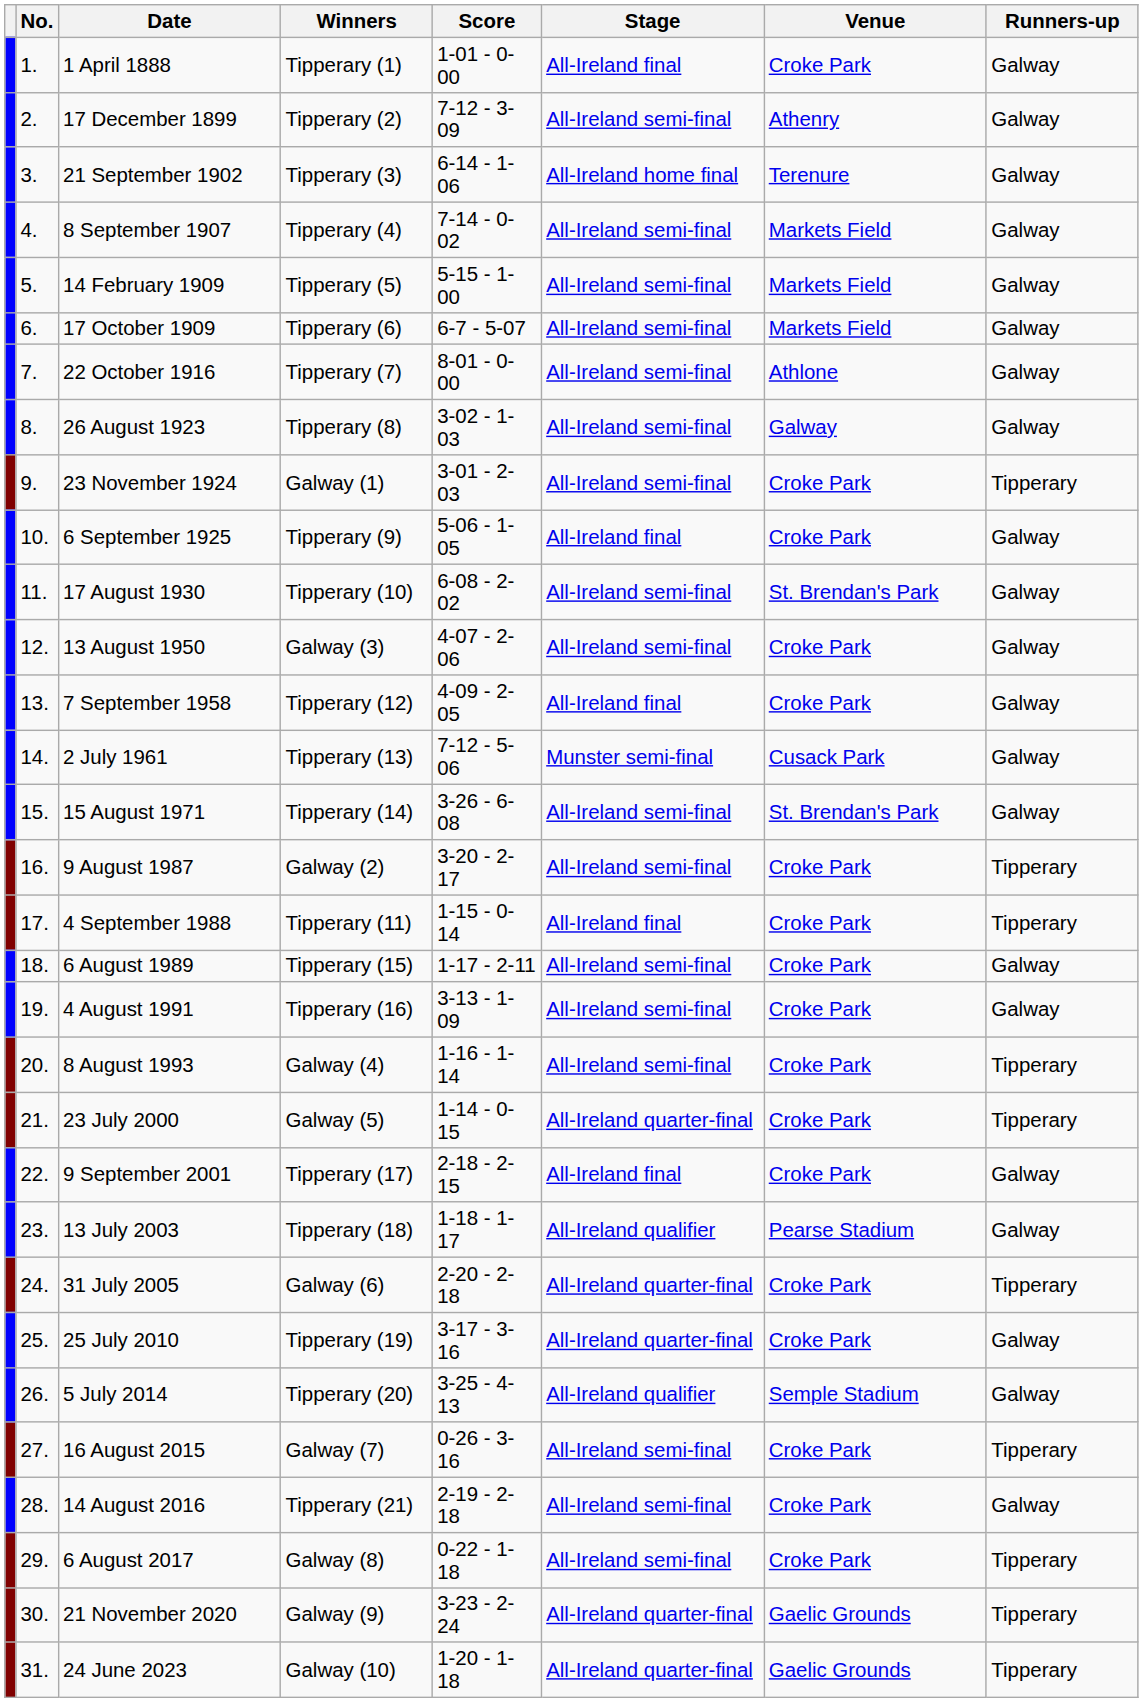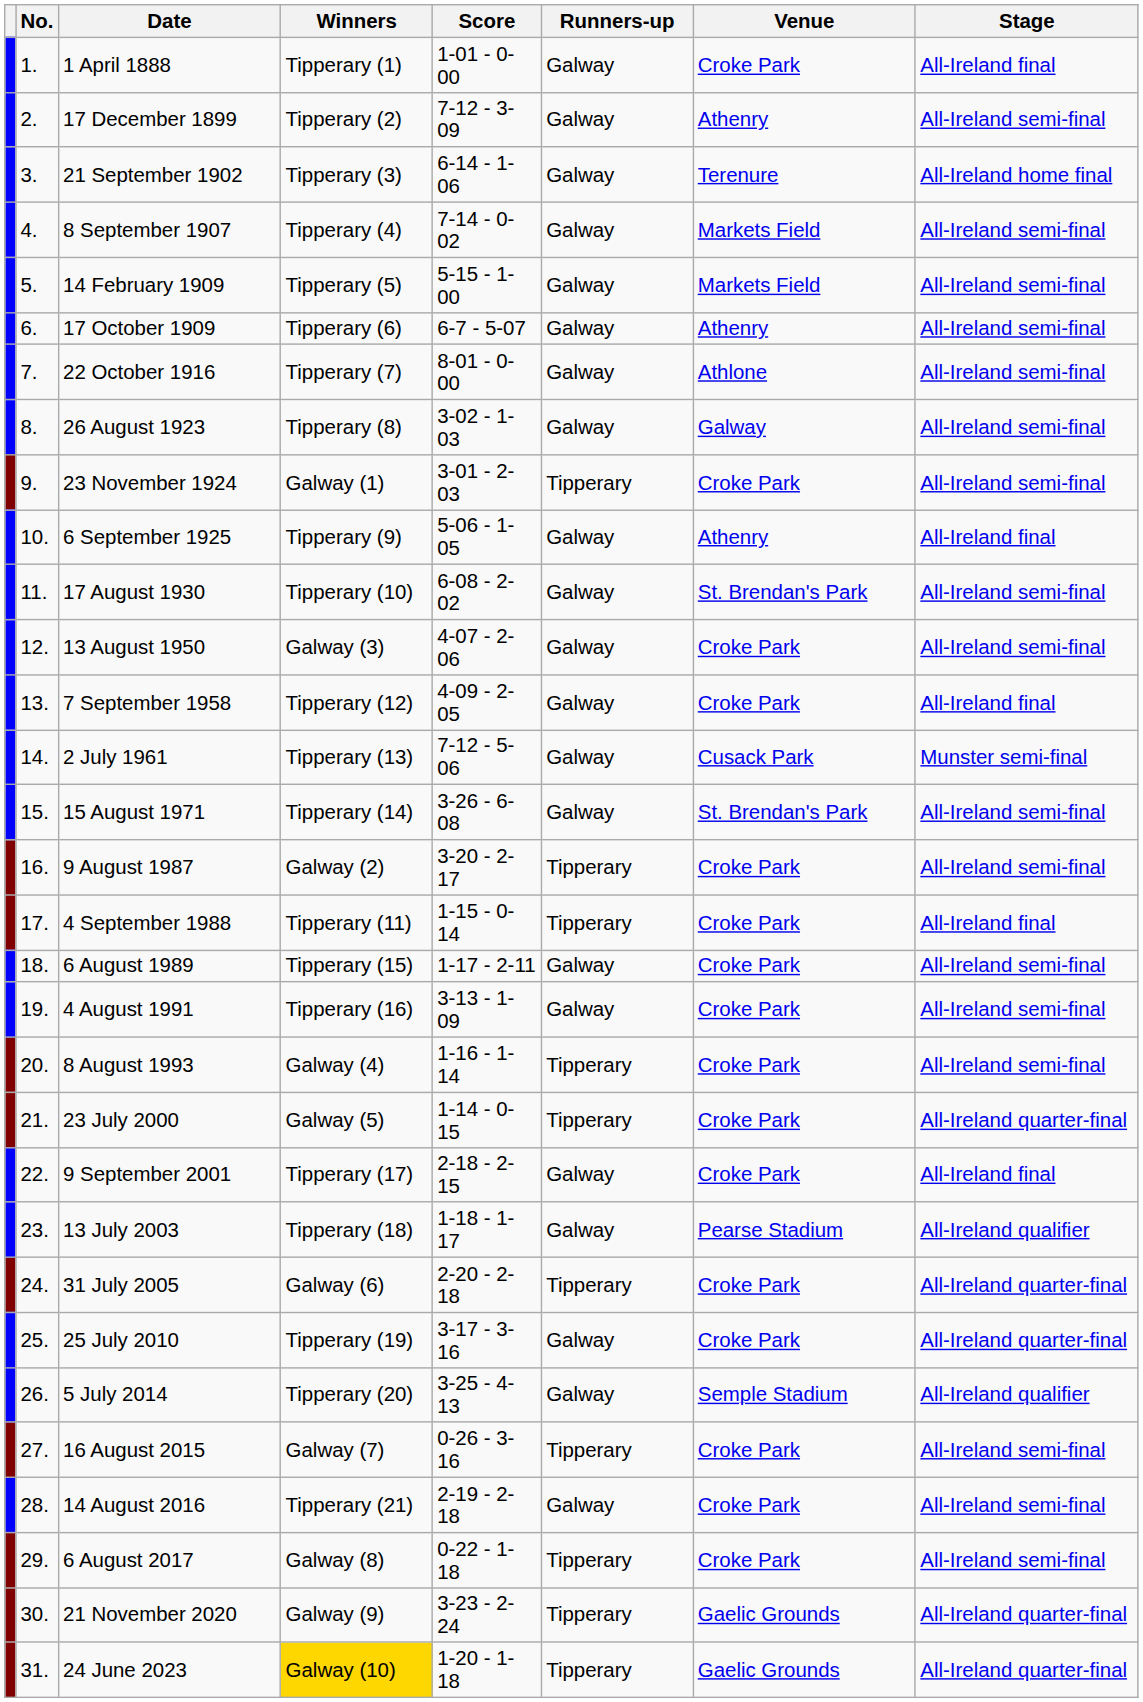columns swapped: (1062, 21) <-> (653, 21)
(830, 329) Markets Field -> (733, 329) Athenry
(820, 537) Croke Park -> (733, 537) Athenry
(341, 1670) no background -> (341, 1670) gold background
